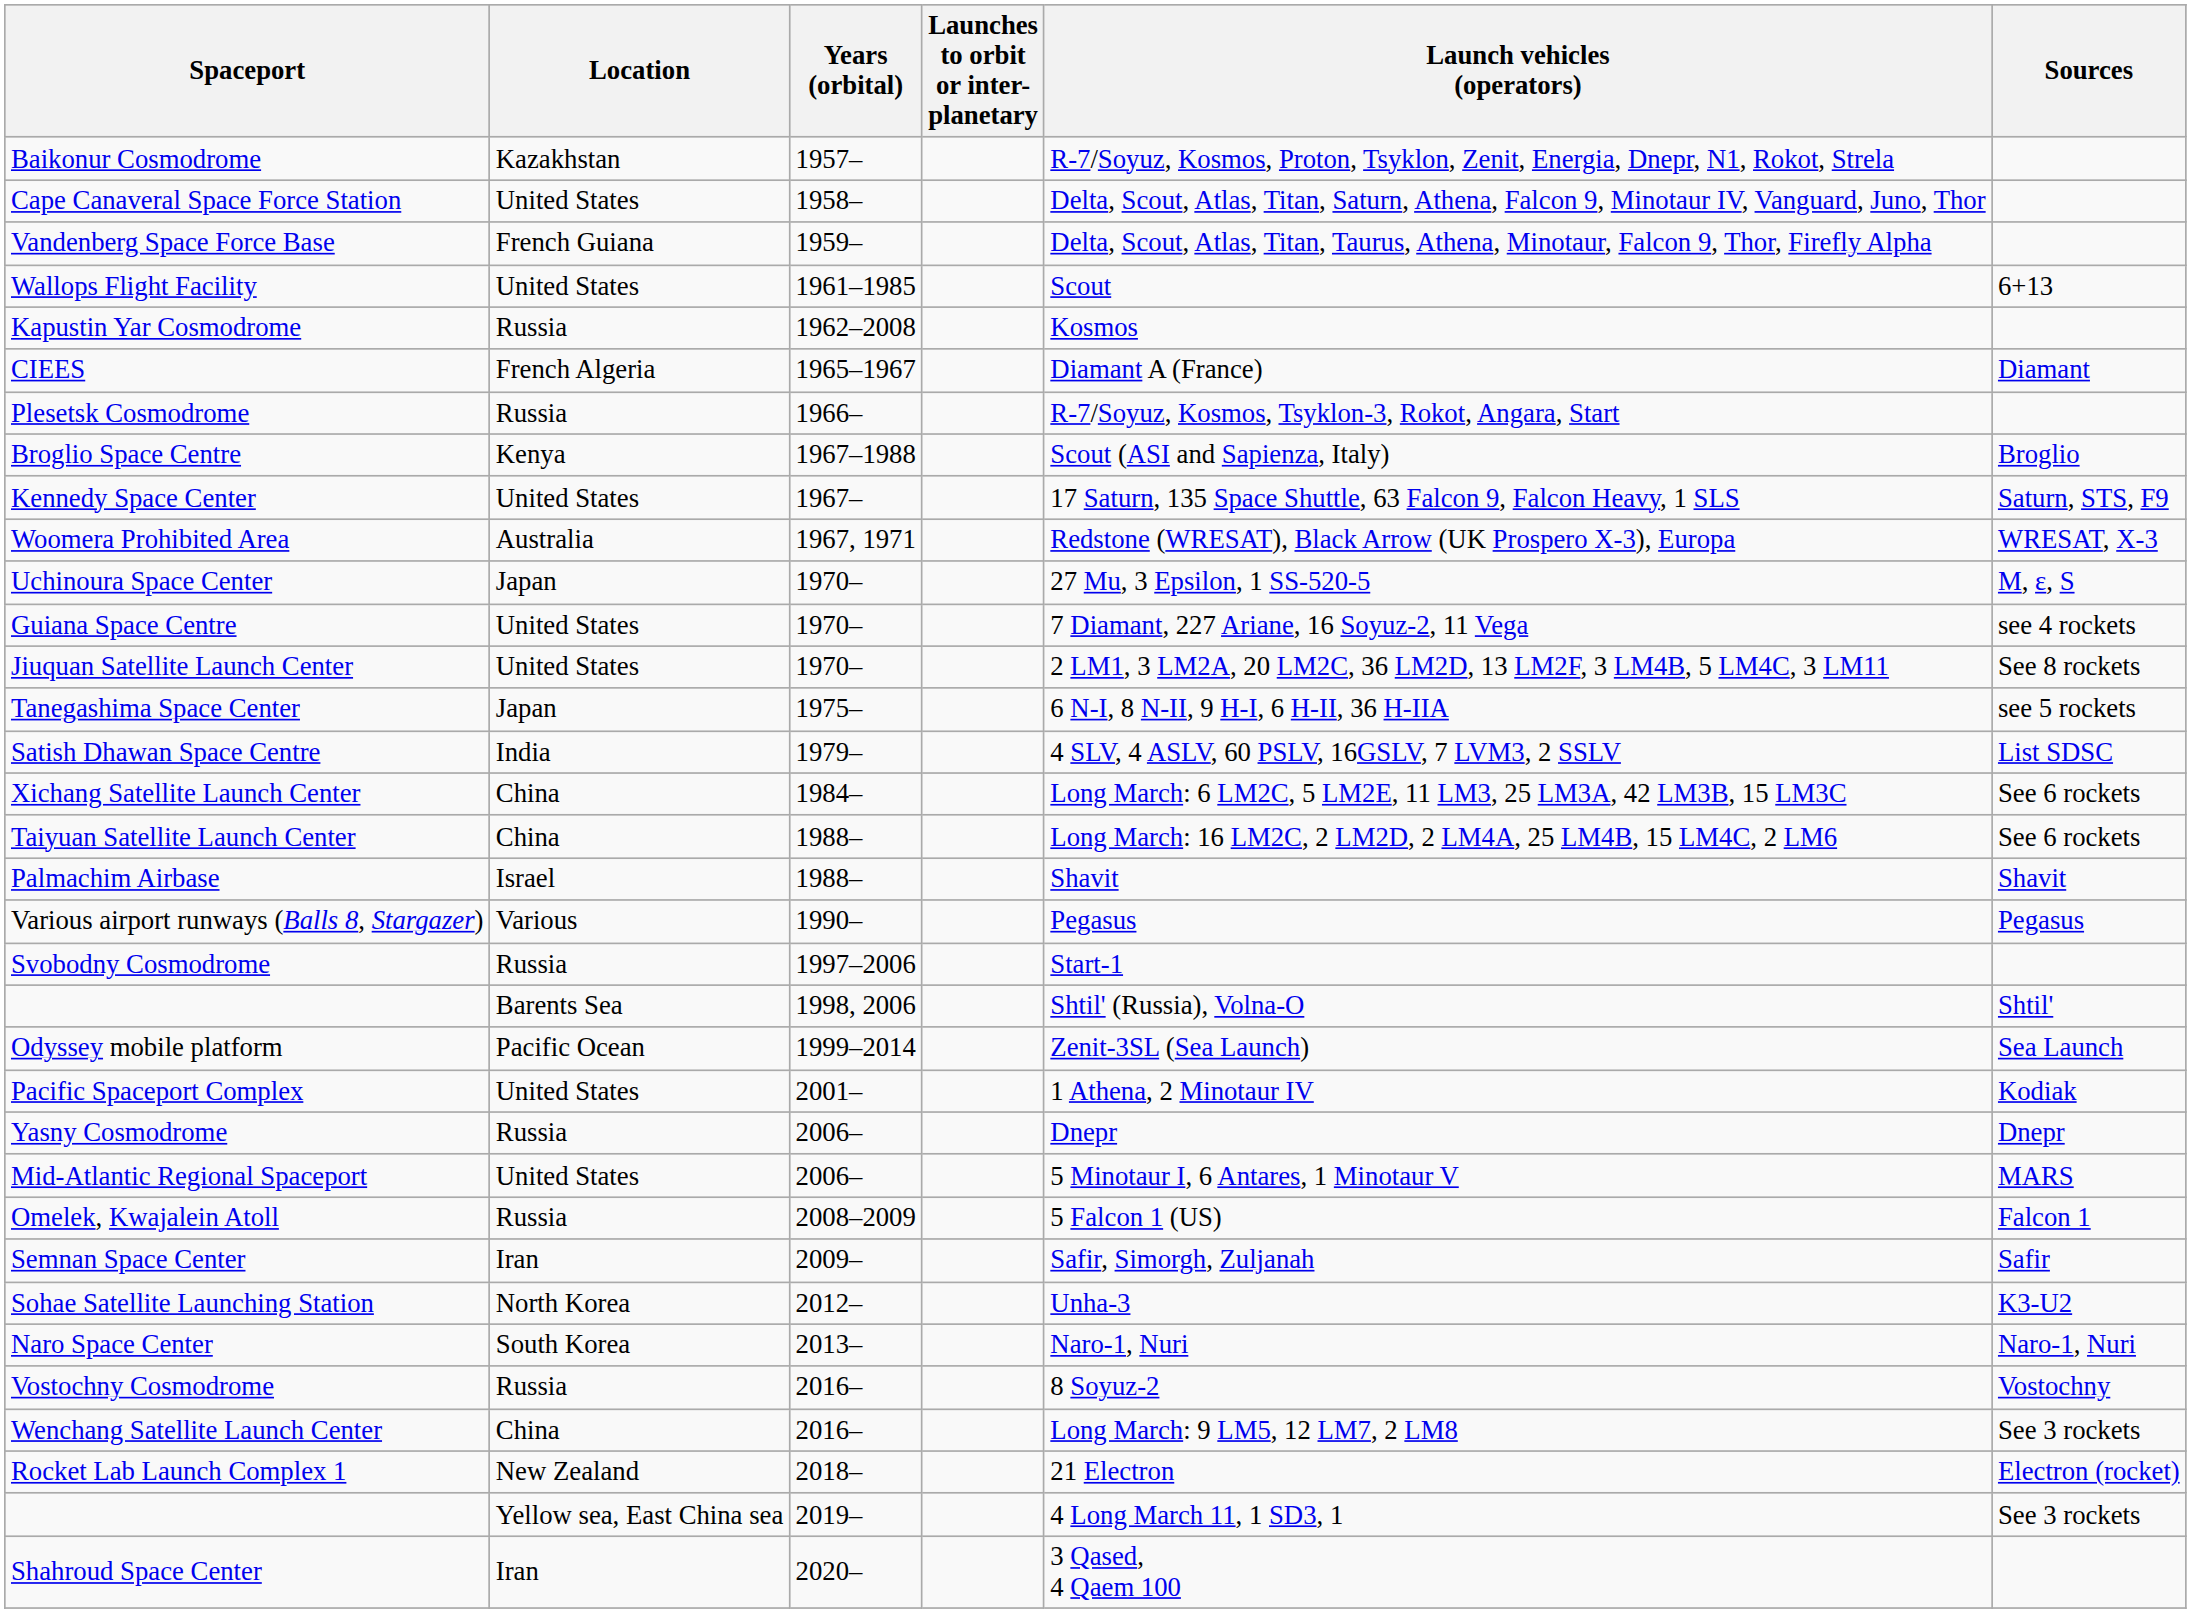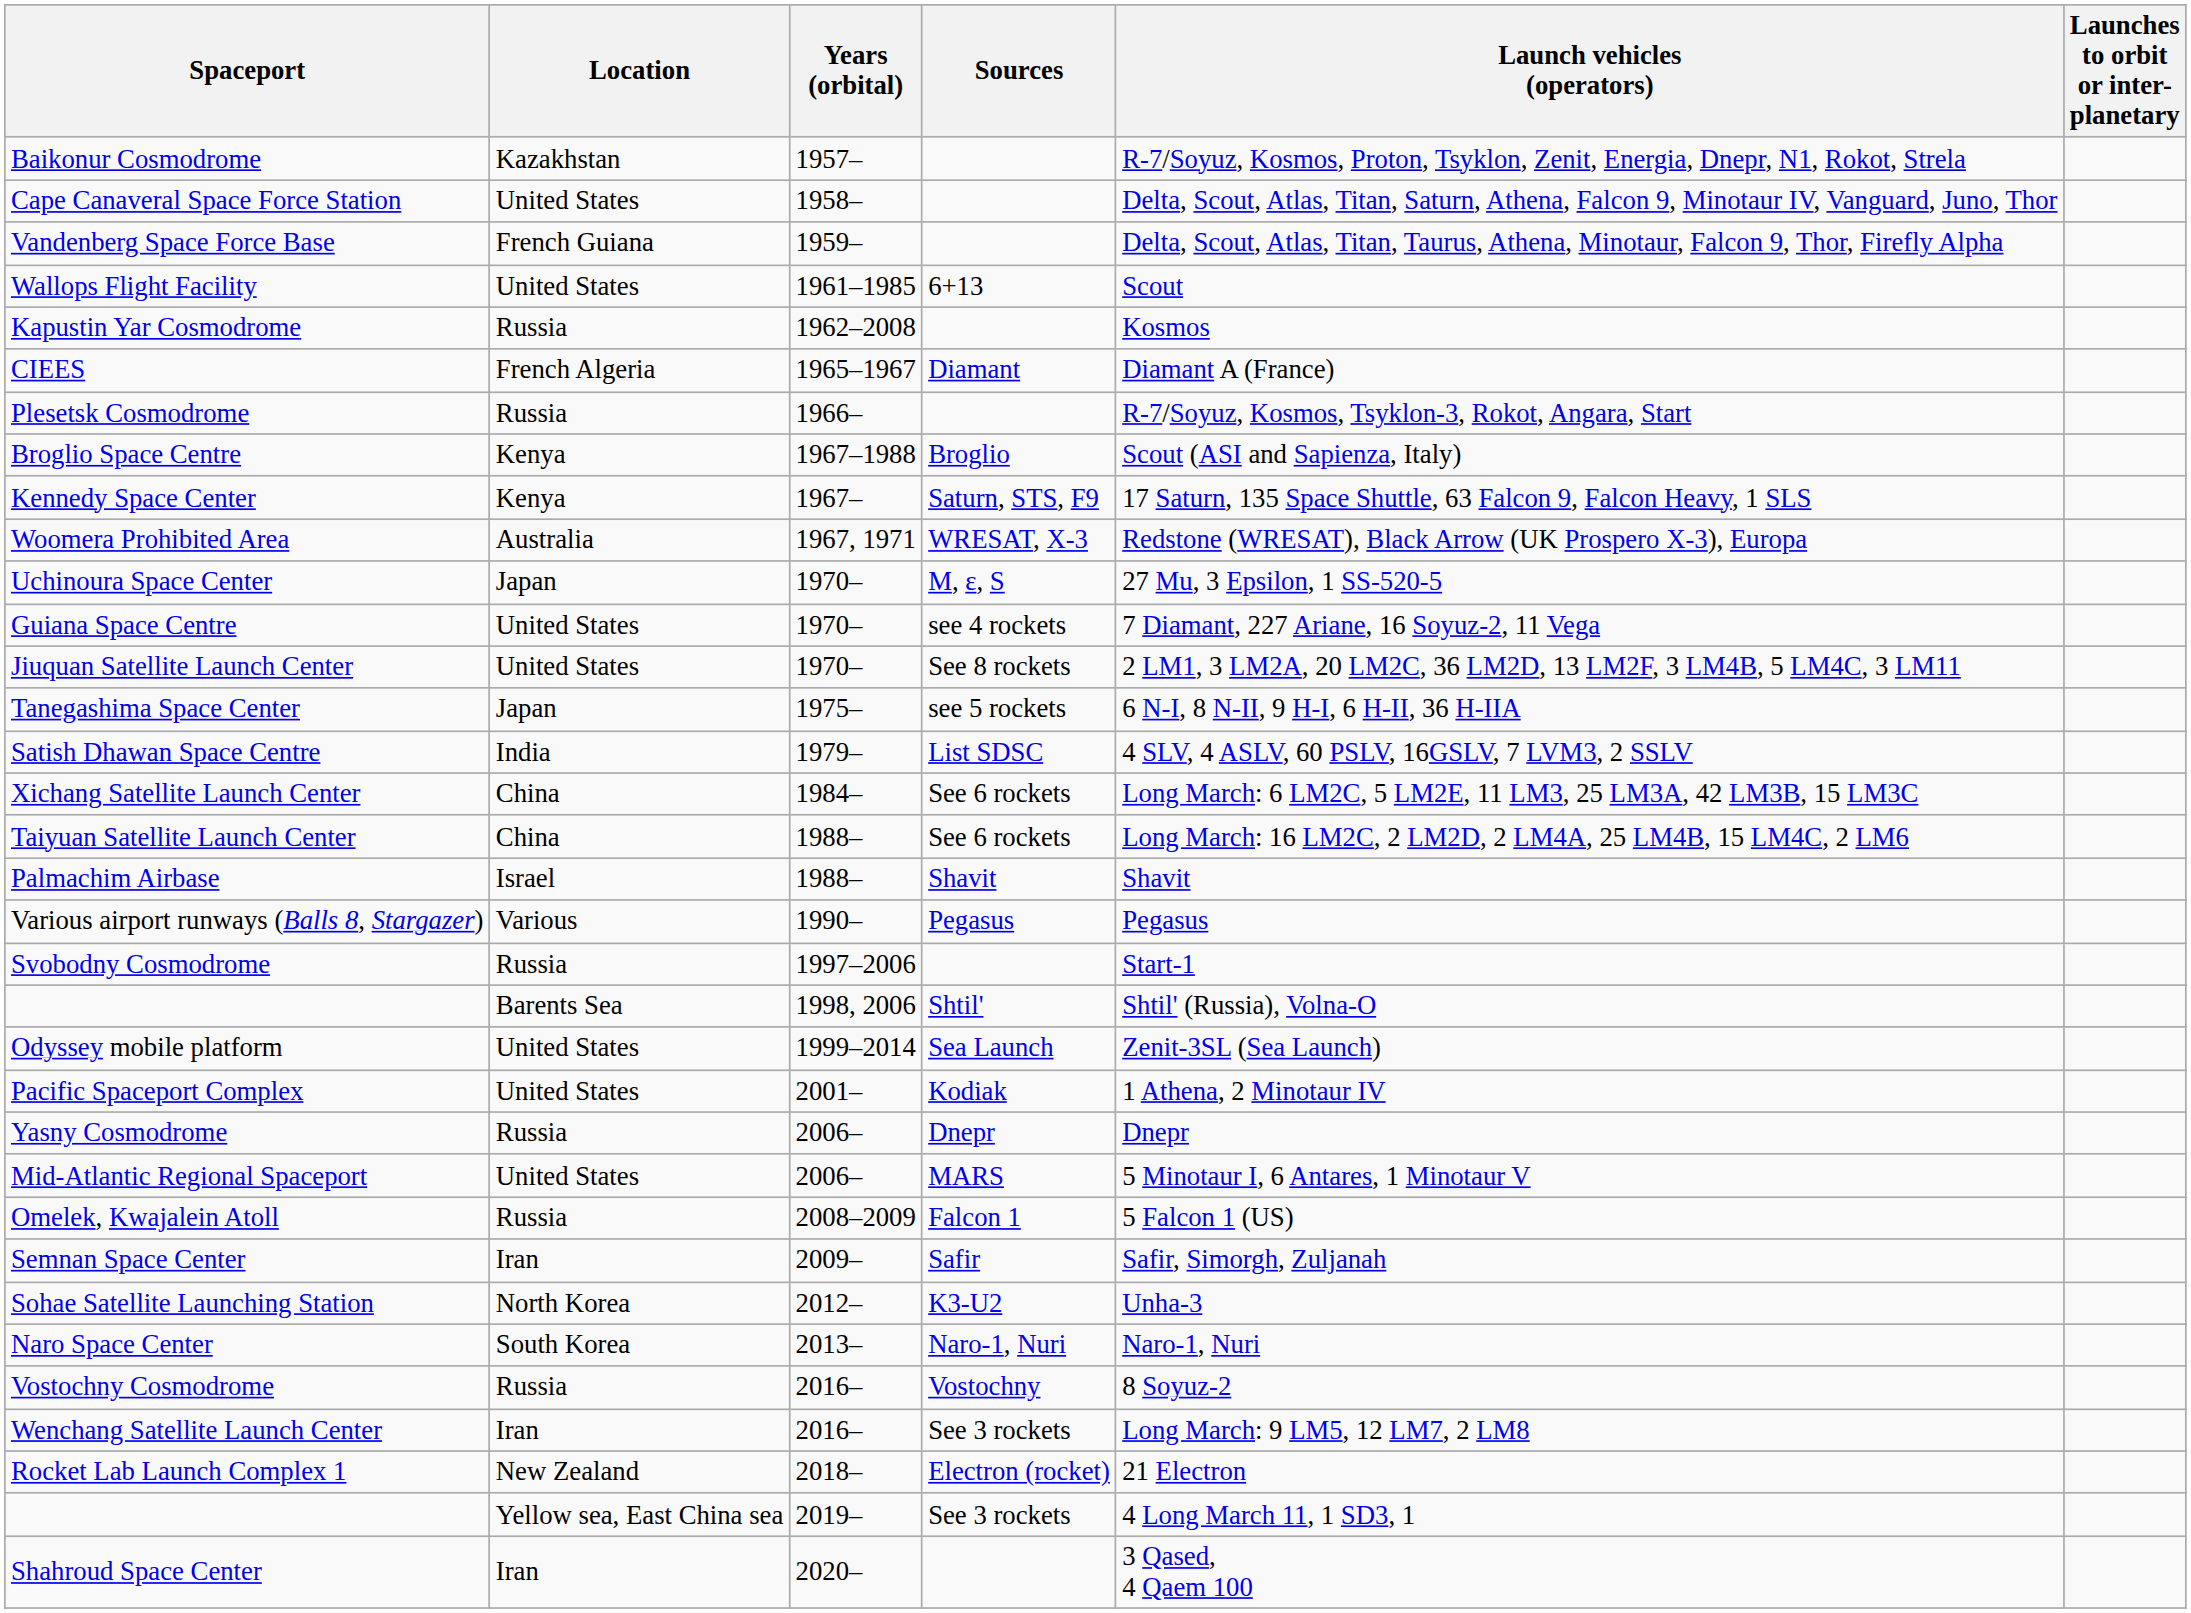columns swapped: (983, 70) <-> (2089, 70)
(567, 497) United States -> (531, 497) Kenya
(570, 1048) Pacific Ocean -> (567, 1048) United States
(528, 1429) China -> (517, 1429) Iran
